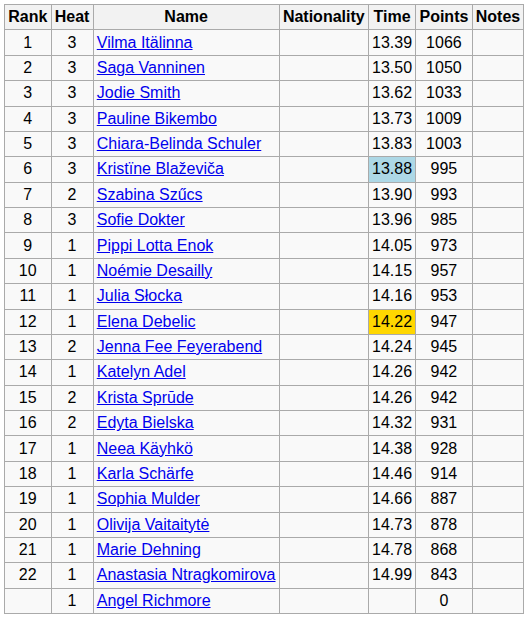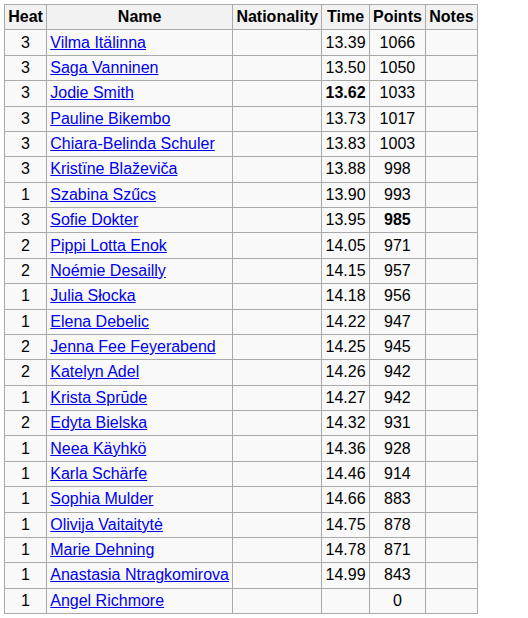- column: (28, 17)
(392, 93) normal -> (346, 93) bold
(444, 118) 1009 -> (397, 118) 1017
(392, 169) lightblue background -> (346, 169) no background
(444, 169) 995 -> (397, 169) 998
(72, 194) 2 -> (26, 194) 1
(392, 220) 13.96 -> (346, 220) 13.95
(444, 220) normal -> (397, 220) bold
(72, 245) 1 -> (26, 245) 2
(444, 245) 973 -> (397, 245) 971
(72, 270) 1 -> (26, 270) 2
(392, 296) 14.16 -> (346, 296) 14.18
(444, 296) 953 -> (397, 296) 956
(392, 321) gold background -> (346, 321) no background
(392, 347) 14.24 -> (346, 347) 14.25
(72, 372) 1 -> (26, 372) 2
(72, 397) 2 -> (26, 397) 1
(392, 397) 14.26 -> (346, 397) 14.27
(392, 448) 14.38 -> (346, 448) 14.36
(444, 499) 887 -> (397, 499) 883
(392, 524) 14.73 -> (346, 524) 14.75
(444, 550) 868 -> (397, 550) 871
